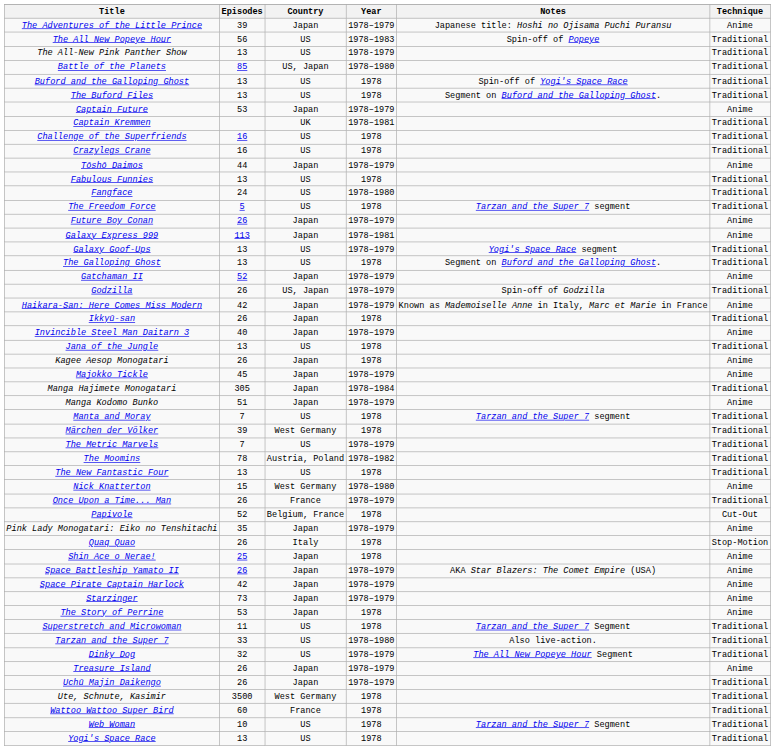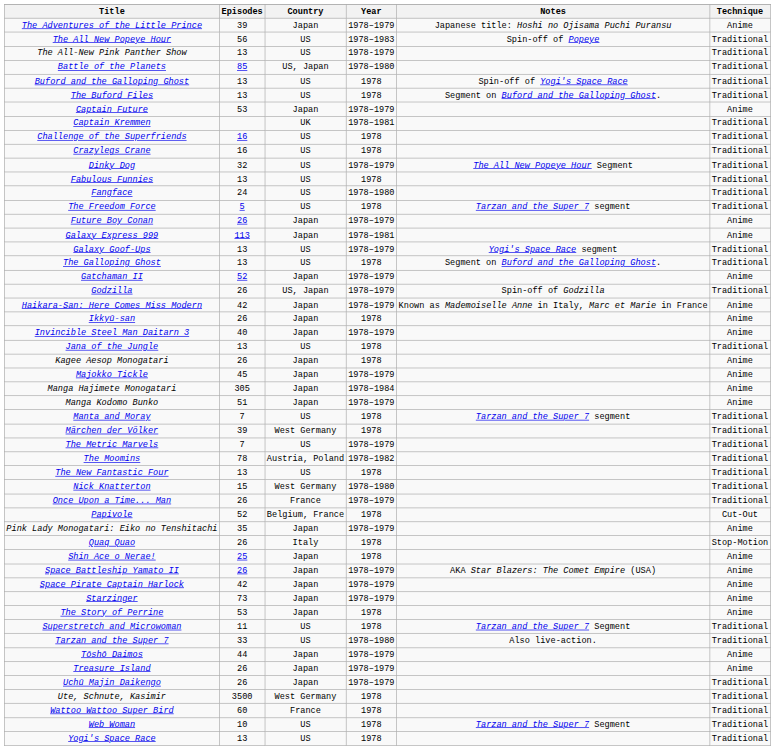rows swapped: (112, 655) <-> (112, 165)
(740, 319) Traditional -> (740, 319) Anime
(740, 389) Traditional -> (740, 389) Anime
(740, 487) Anime -> (740, 487) Traditional
